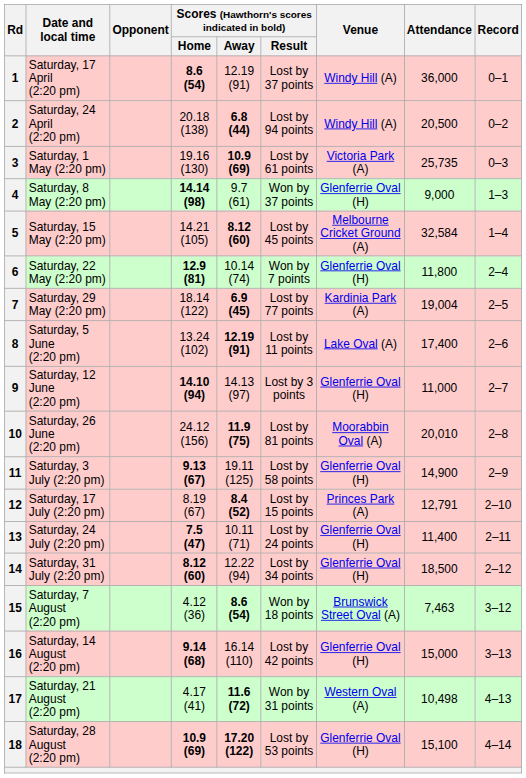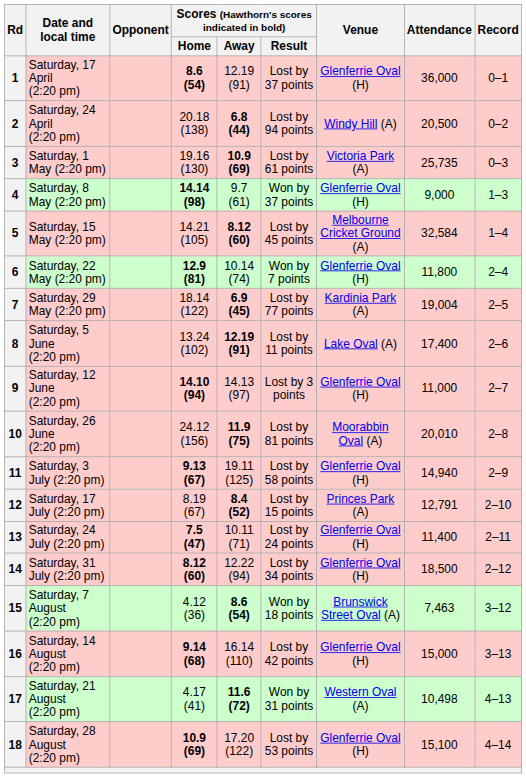(360, 79) Windy Hill (A) -> (360, 79) Glenferrie Oval (H)
(439, 473) 14,900 -> (439, 473) 14,940
(239, 745) bold -> (239, 745) normal
